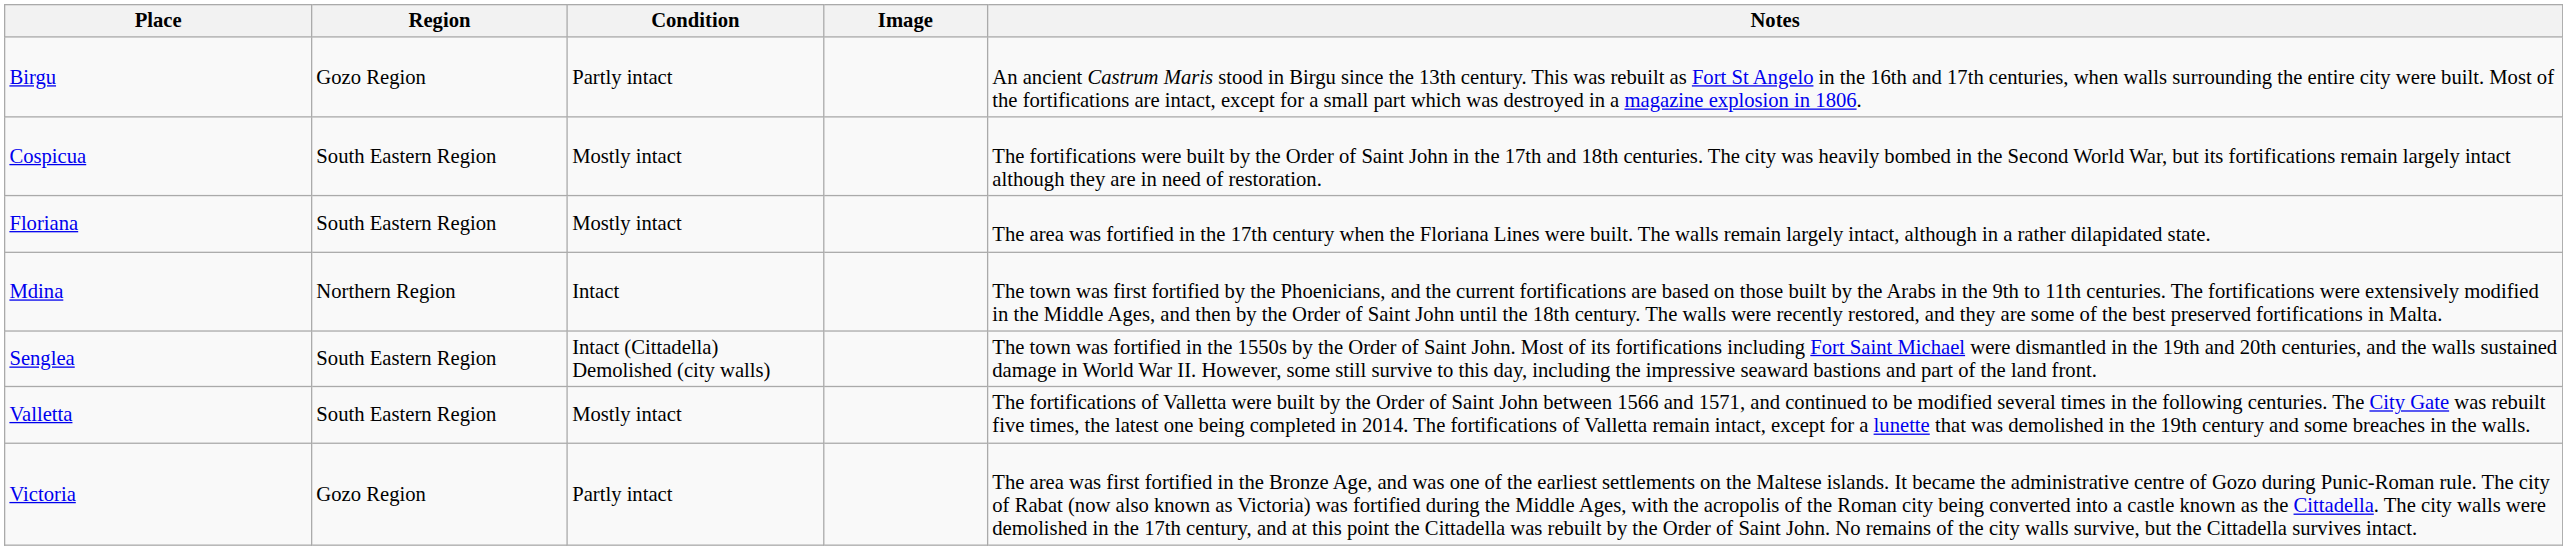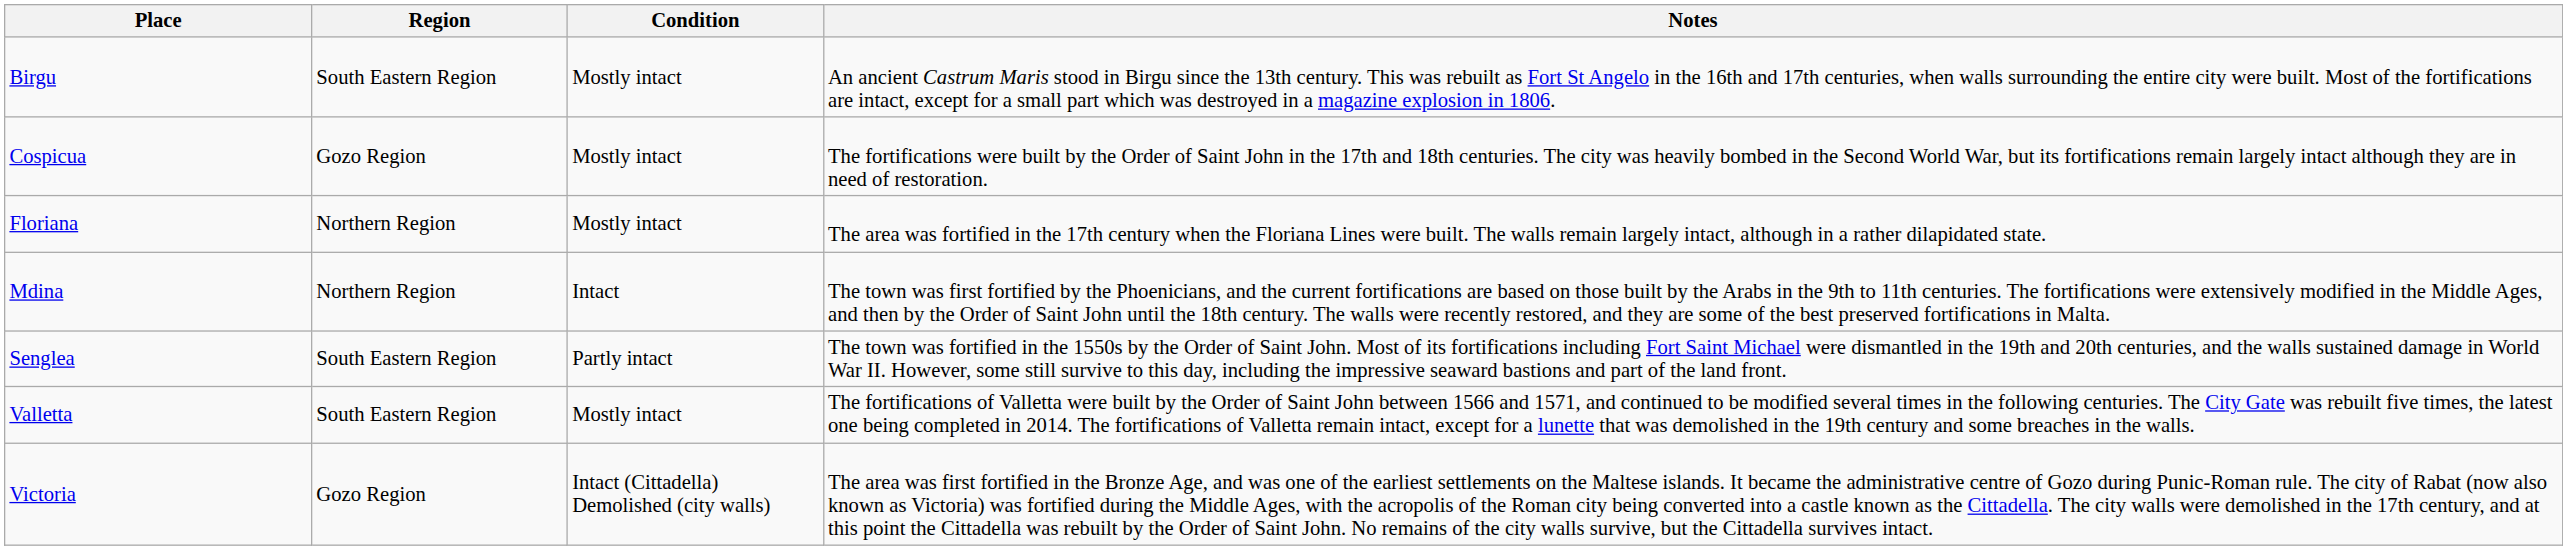- column: (905, 20)
(371, 76) Gozo Region -> (406, 76) South Eastern Region
(622, 76) Partly intact -> (627, 76) Mostly intact
(406, 155) South Eastern Region -> (371, 155) Gozo Region
(406, 223) South Eastern Region -> (386, 223) Northern Region
(671, 358) Intact (Cittadella) Demolished (city walls) -> (622, 358) Partly intact
(622, 493) Partly intact -> (671, 493) Intact (Cittadella) Demolished (city walls)
